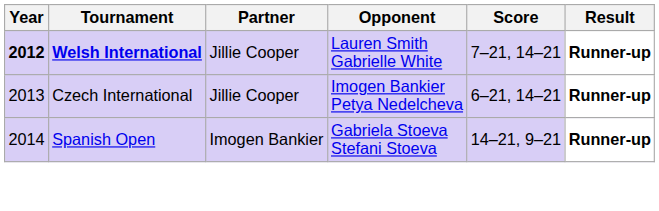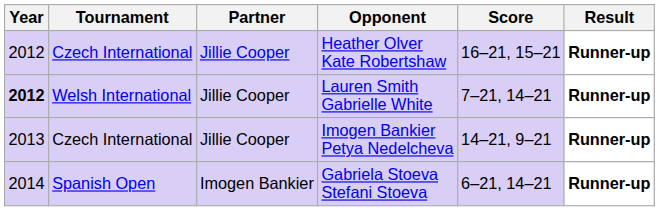+ row: (384, 53)
(127, 53) bold -> (122, 96) normal
(516, 96) 6–21, 14–21 -> (506, 140) 14–21, 9–21
(516, 140) 14–21, 9–21 -> (506, 184) 6–21, 14–21
